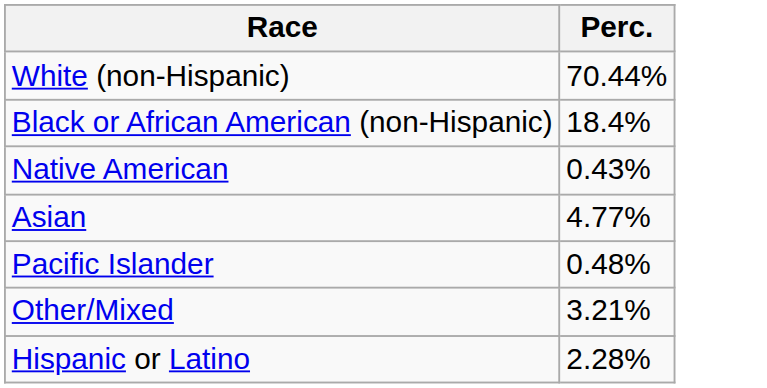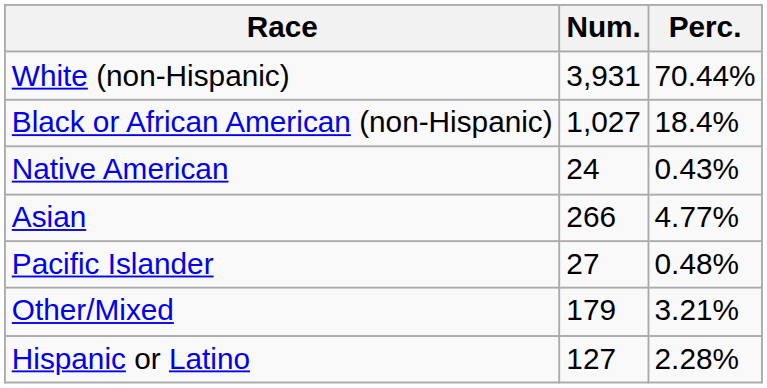+ column: (604, 28)
